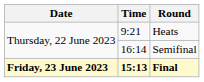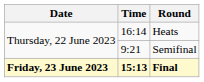(131, 31) 9:21 -> (134, 31) 16:14
(134, 49) 16:14 -> (131, 49) 9:21
